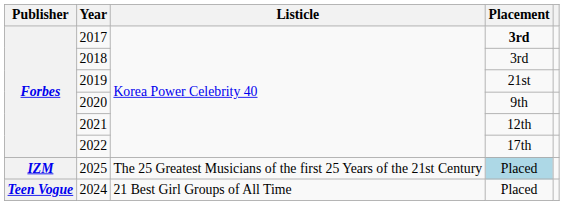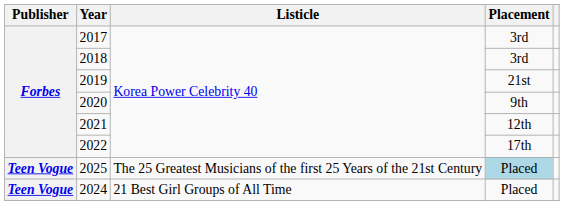(519, 37) bold -> (519, 37) normal
(40, 168) IZM -> (40, 168) Teen Vogue
